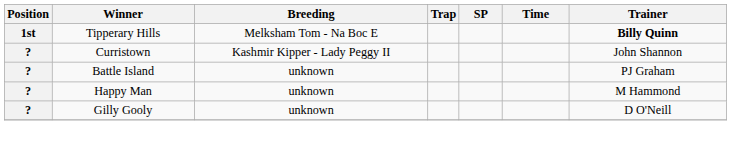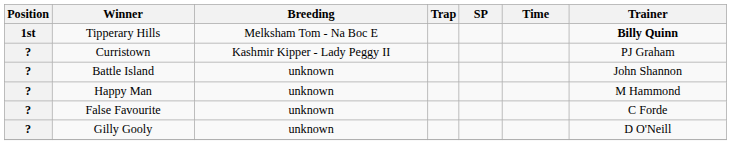(648, 52) John Shannon -> (648, 52) PJ Graham
(648, 71) PJ Graham -> (648, 71) John Shannon
+ row: (123, 110)
